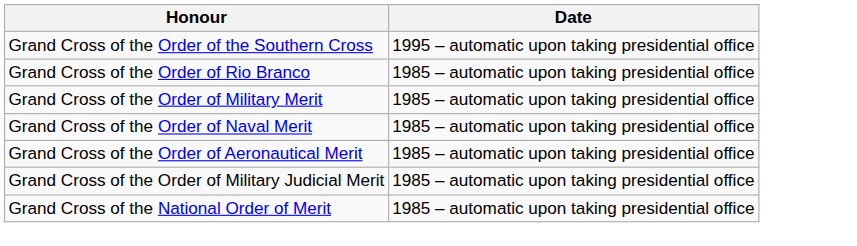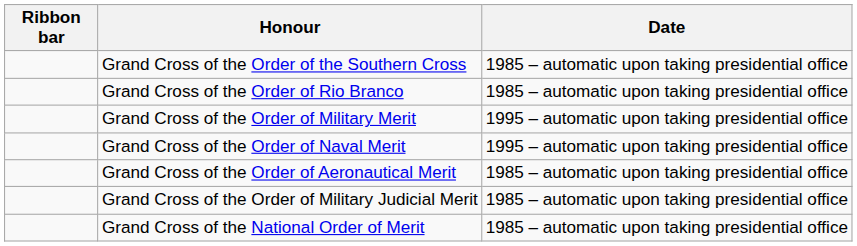+ column: (51, 27)
(573, 45) 1995 – automatic upon taking presidential office -> (667, 64) 1985 – automatic upon taking presidential office
(573, 99) 1985 – automatic upon taking presidential office -> (667, 118) 1995 – automatic upon taking presidential office
(573, 126) 1985 – automatic upon taking presidential office -> (667, 145) 1995 – automatic upon taking presidential office
